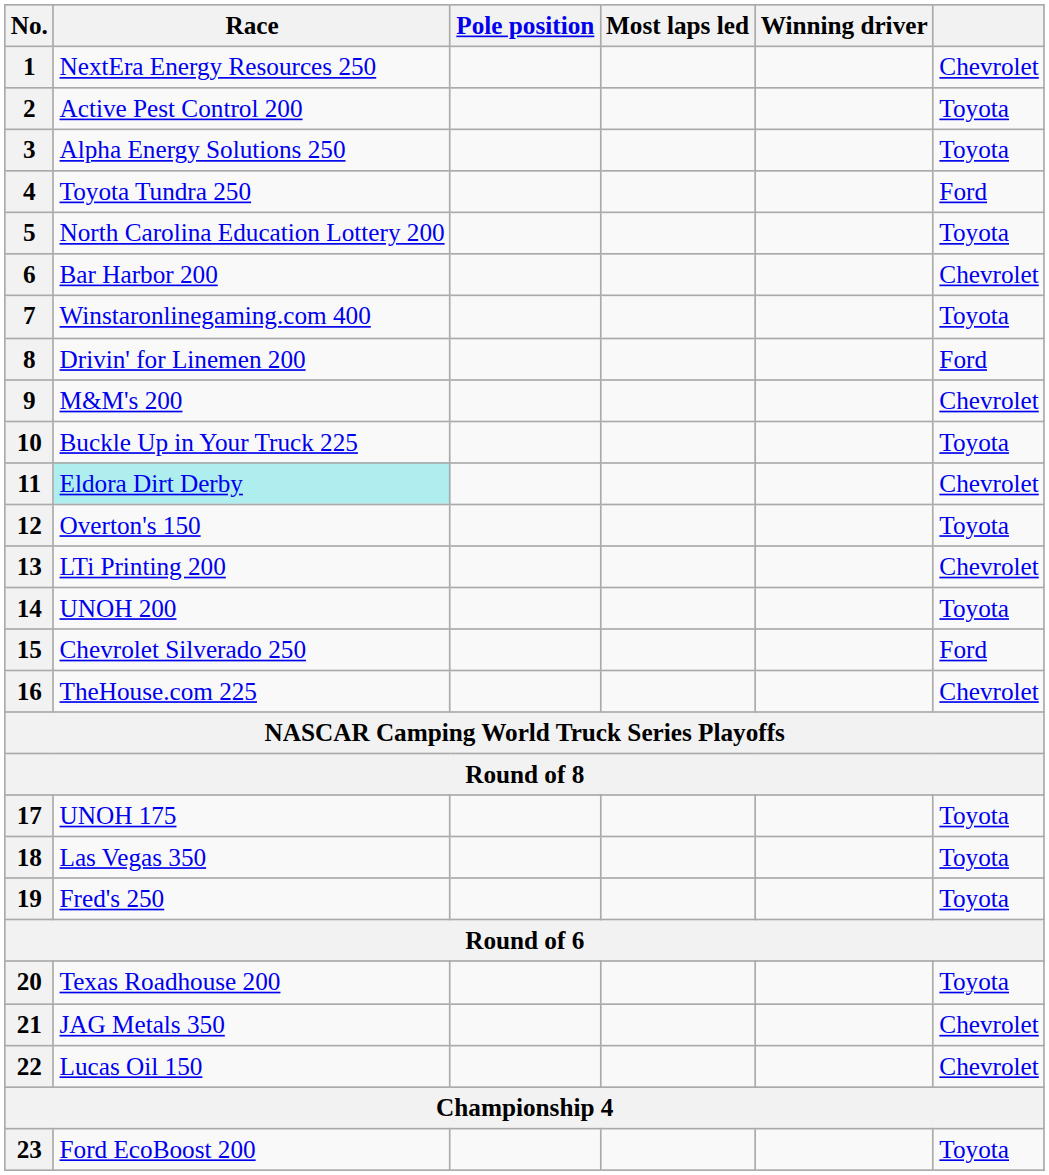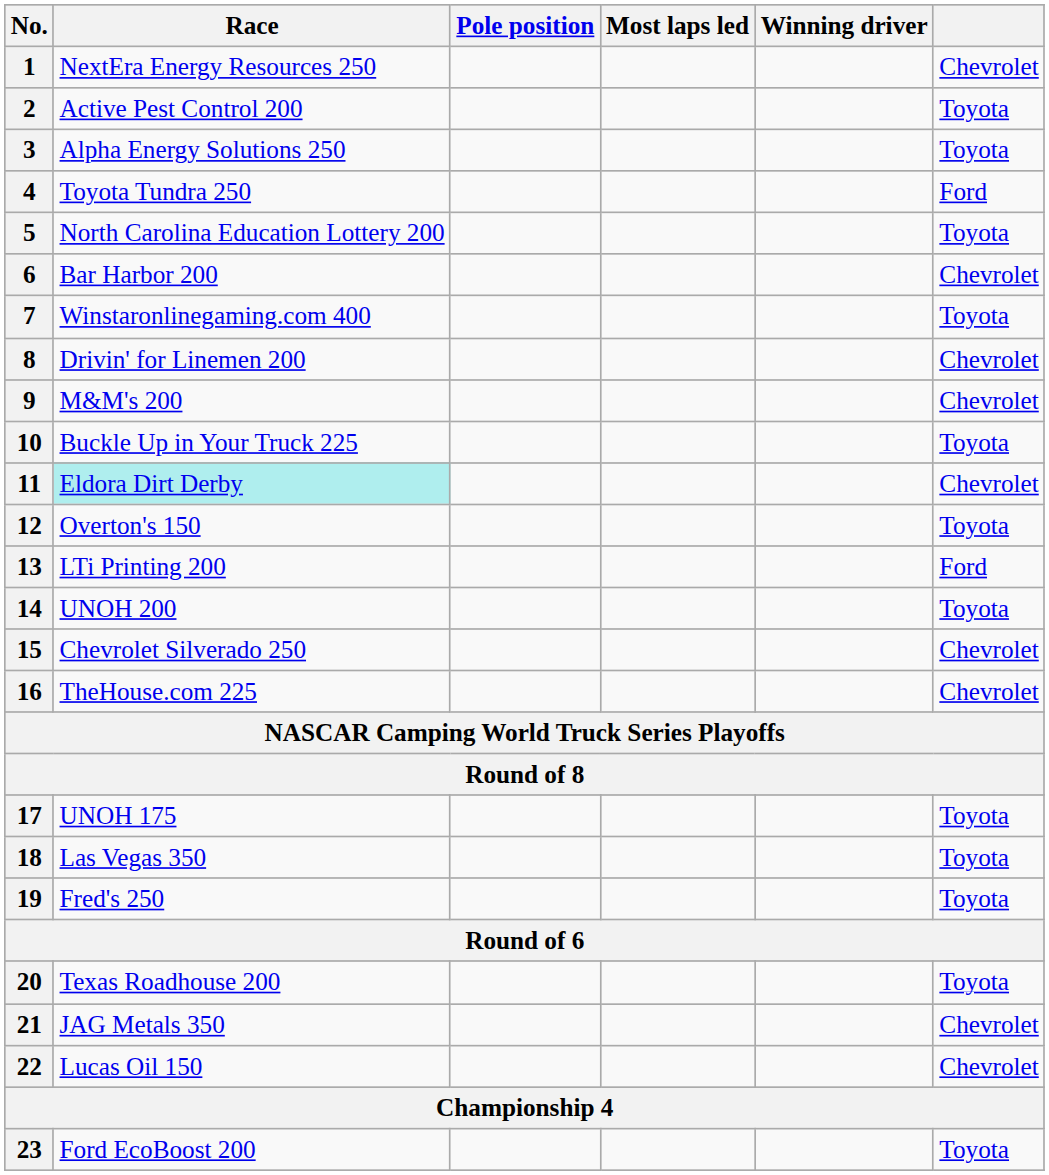(963, 358) Ford -> (989, 358) Chevrolet
(989, 566) Chevrolet -> (963, 566) Ford
(963, 649) Ford -> (989, 649) Chevrolet
